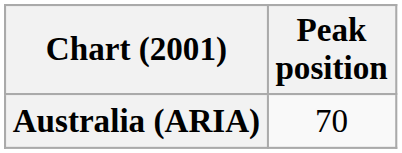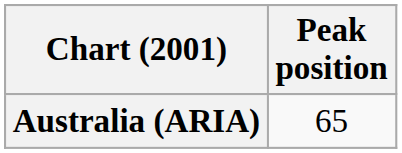(332, 120) 70 -> (332, 120) 65
